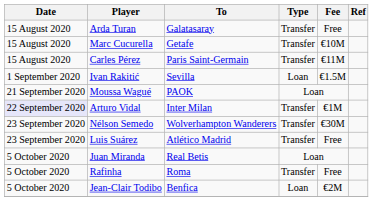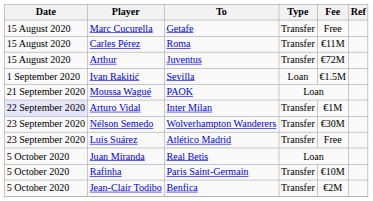- row: (113, 28)
(333, 44) €10M -> (333, 28) Free
(208, 60) Paris Saint-Germain -> (179, 44) Roma
+ row: (103, 60)
(179, 172) Roma -> (208, 172) Paris Saint-Germain
(333, 172) Free -> (333, 172) €10M
(298, 188) Loan -> (298, 188) Transfer
